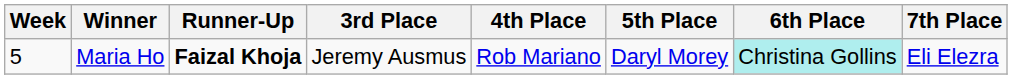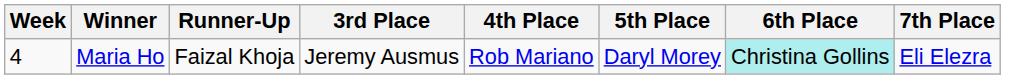(16, 56) 5 -> (16, 56) 4
(238, 56) bold -> (234, 56) normal
